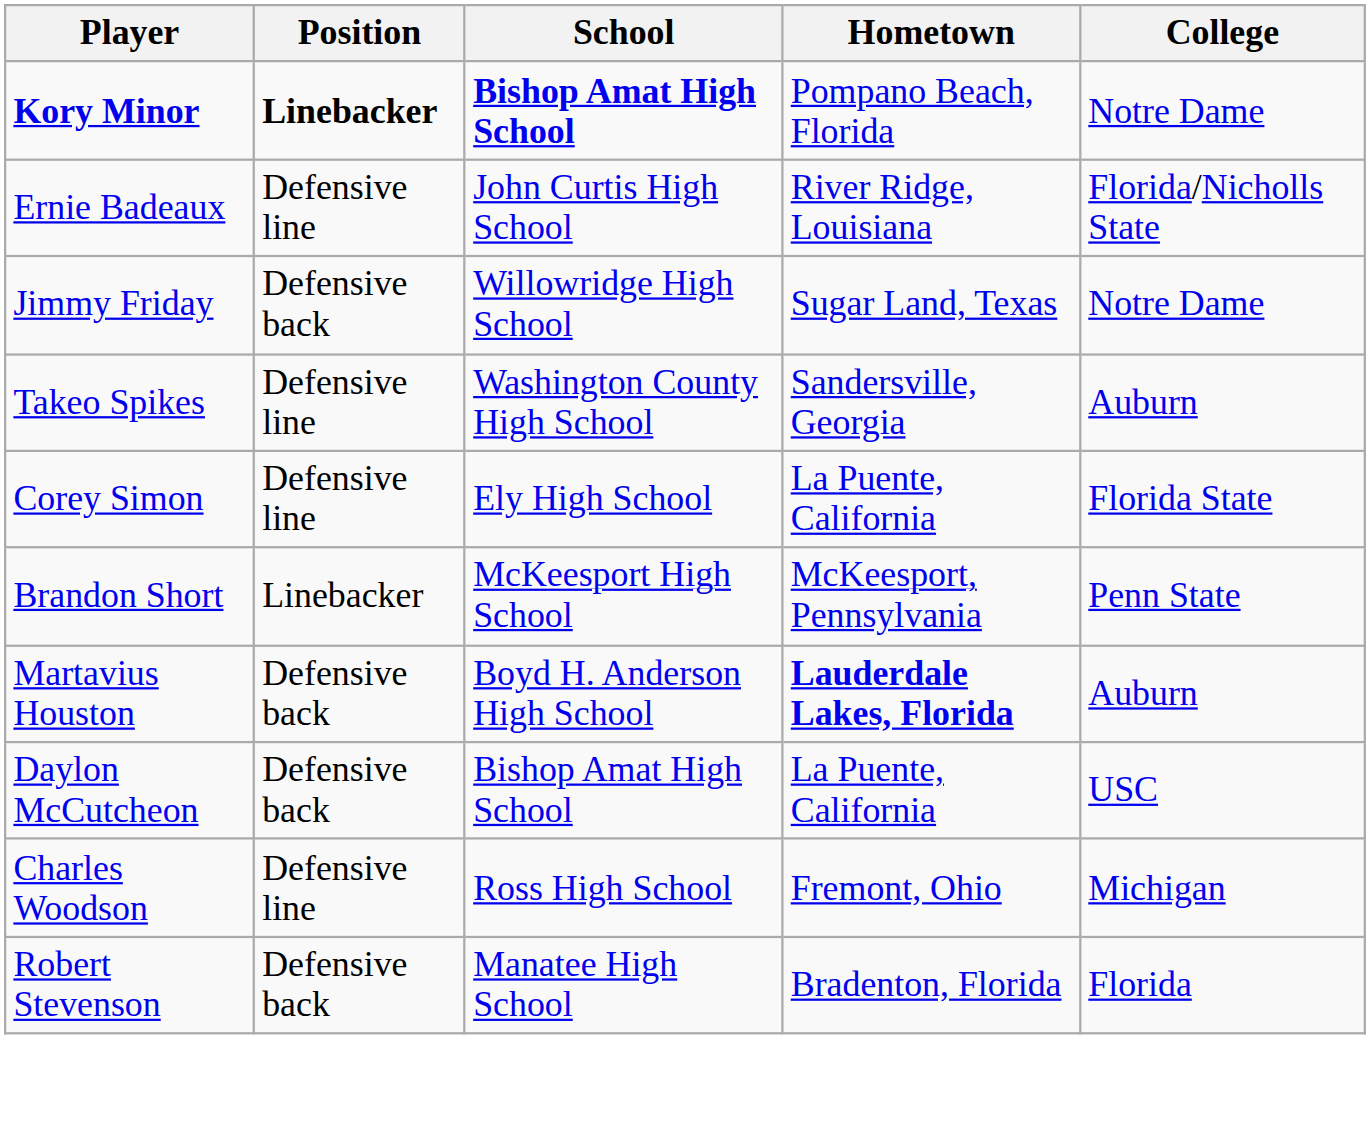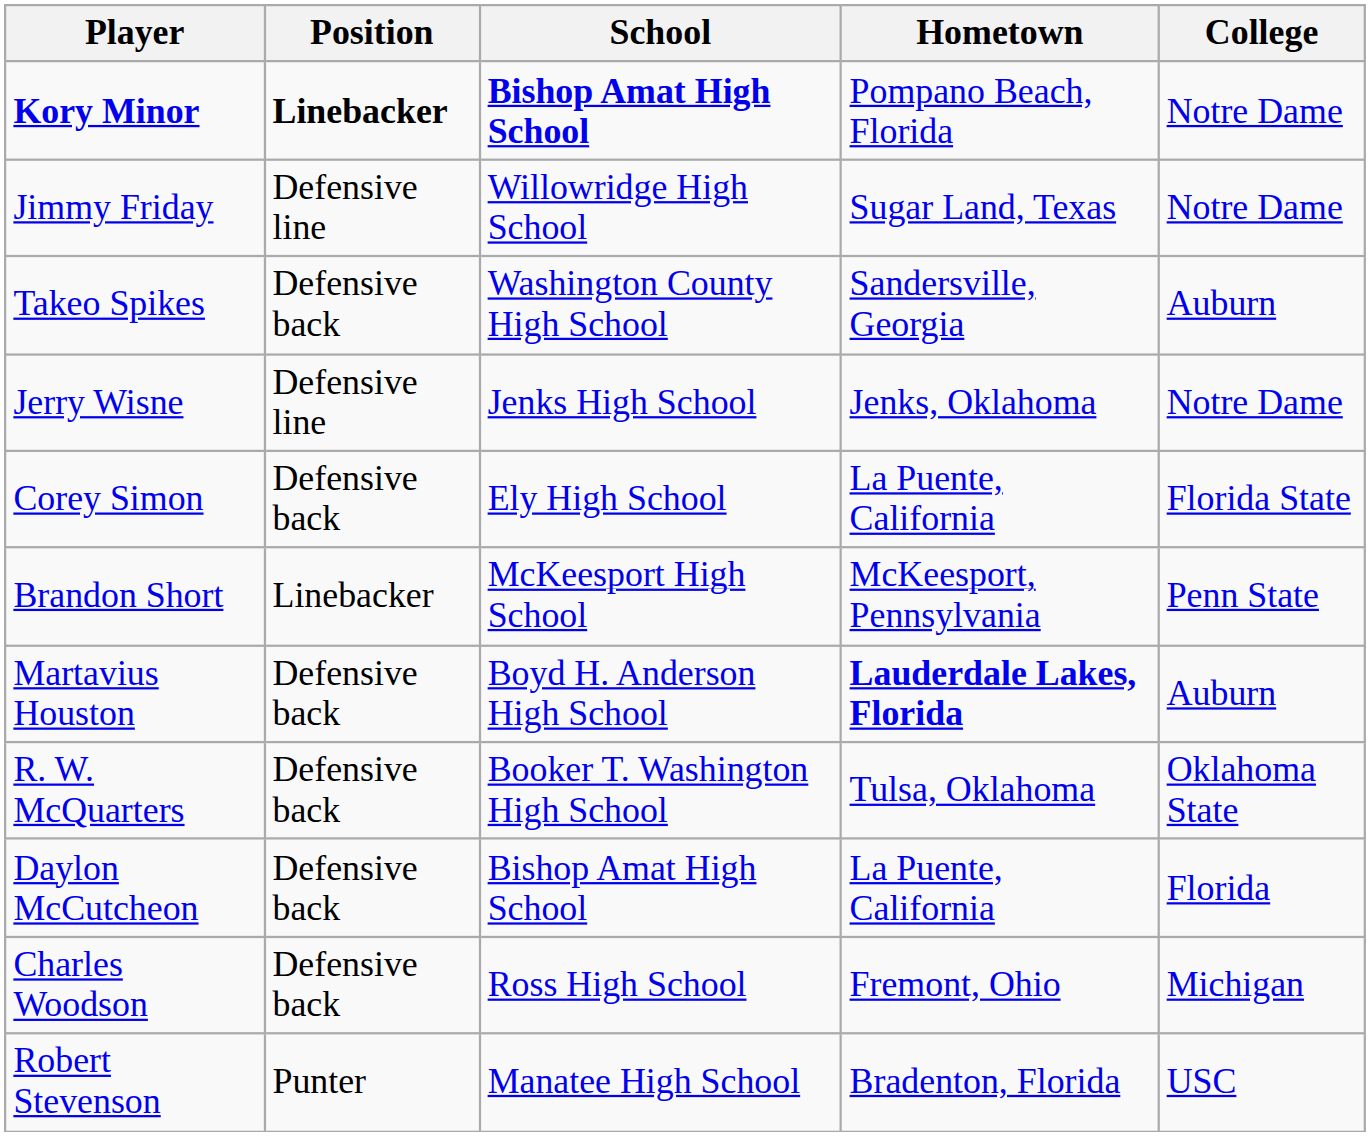- row: (119, 207)
(335, 304) Defensive back -> (345, 207) Defensive line
(335, 401) Defensive line -> (345, 304) Defensive back
+ row: (98, 401)
(335, 498) Defensive line -> (345, 498) Defensive back
+ row: (99, 790)
(1123, 790) USC -> (1218, 887) Florida
(335, 887) Defensive line -> (345, 984) Defensive back
(335, 984) Defensive back -> (319, 1081) Punter
(1140, 984) Florida -> (1202, 1081) USC
